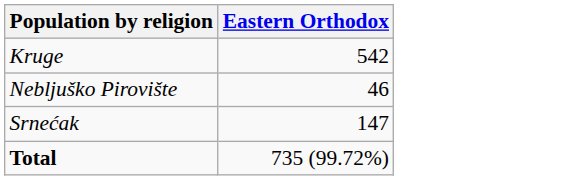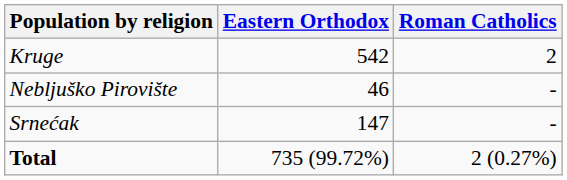+ column: (478, 21)
